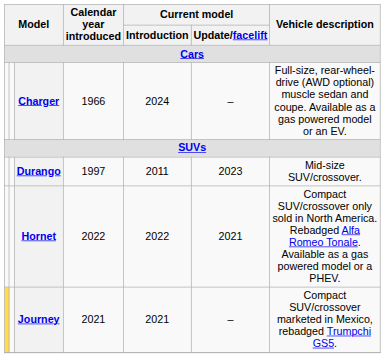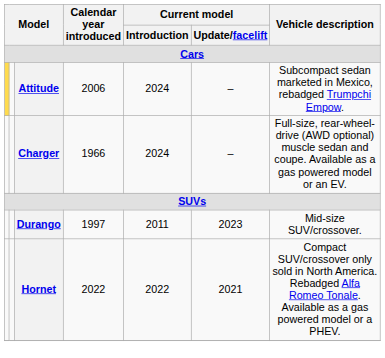+ row: (39, 89)
- row: (39, 320)
